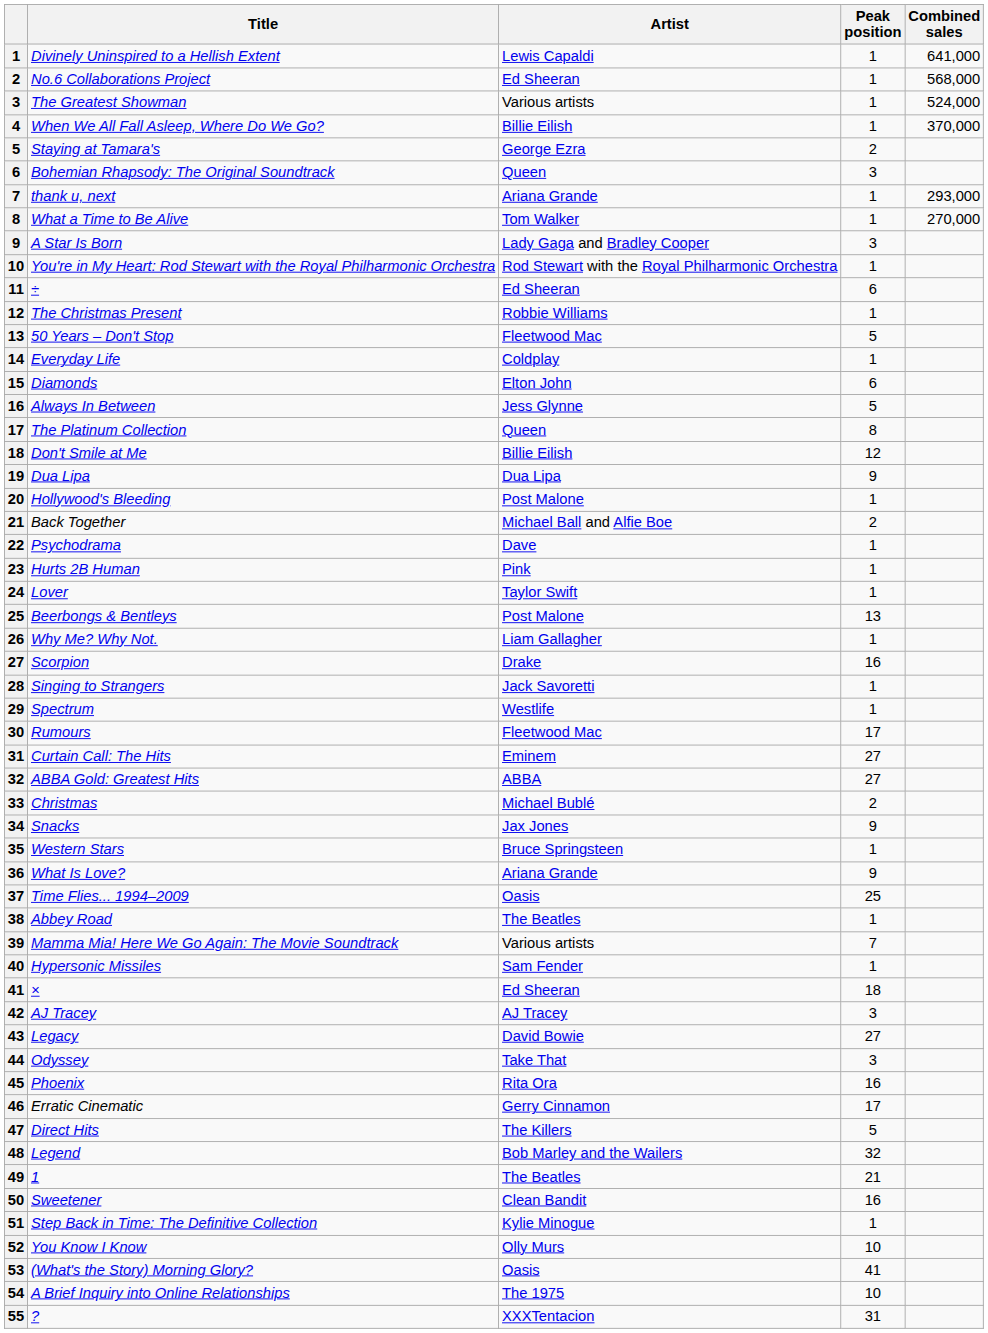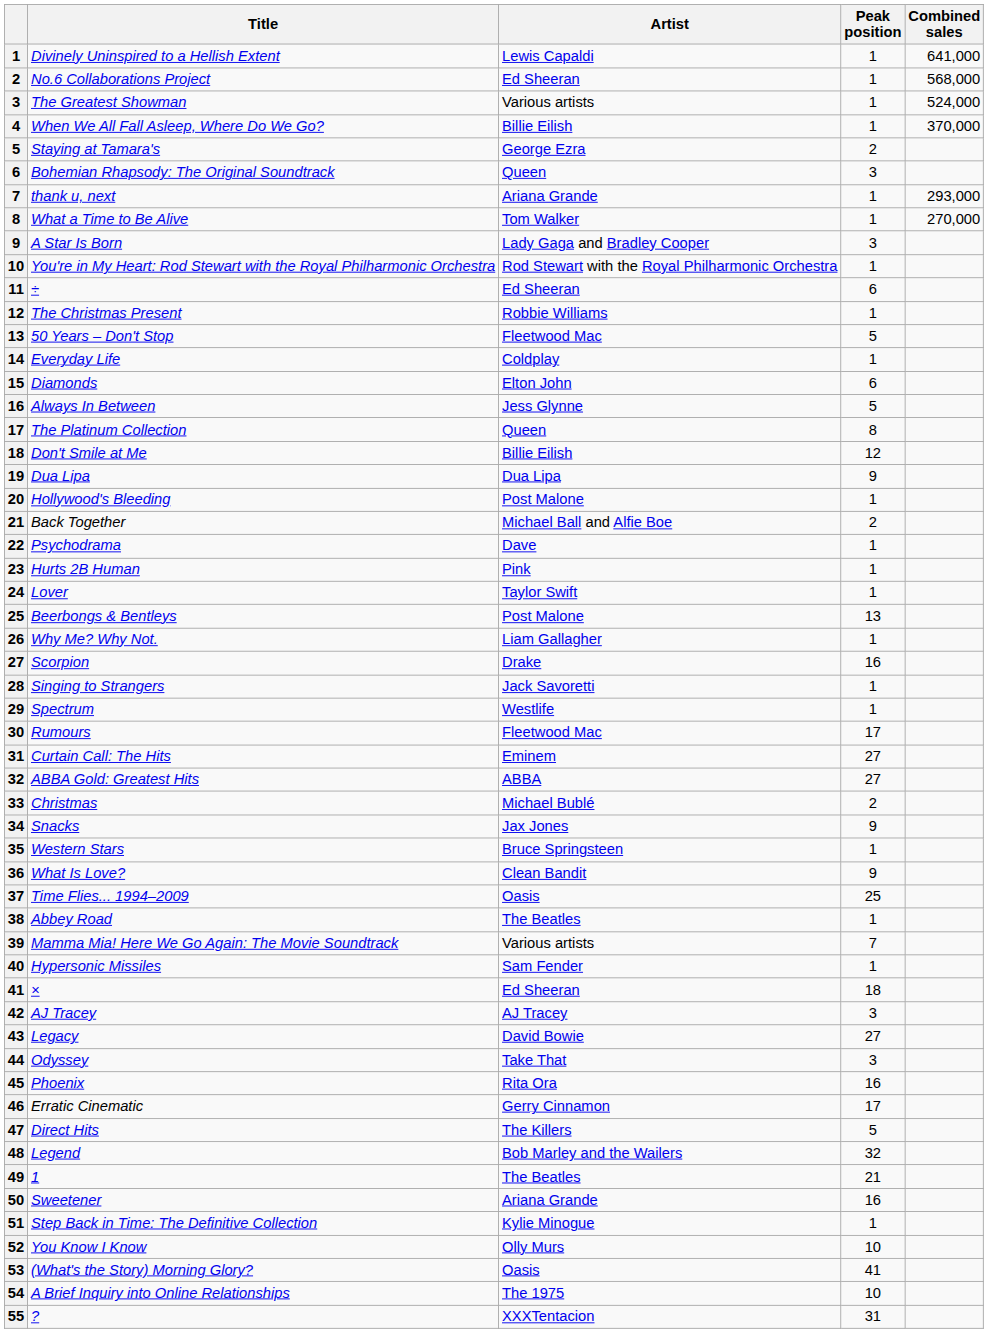(550, 873) Ariana Grande -> (544, 873) Clean Bandit
(544, 1199) Clean Bandit -> (550, 1199) Ariana Grande
